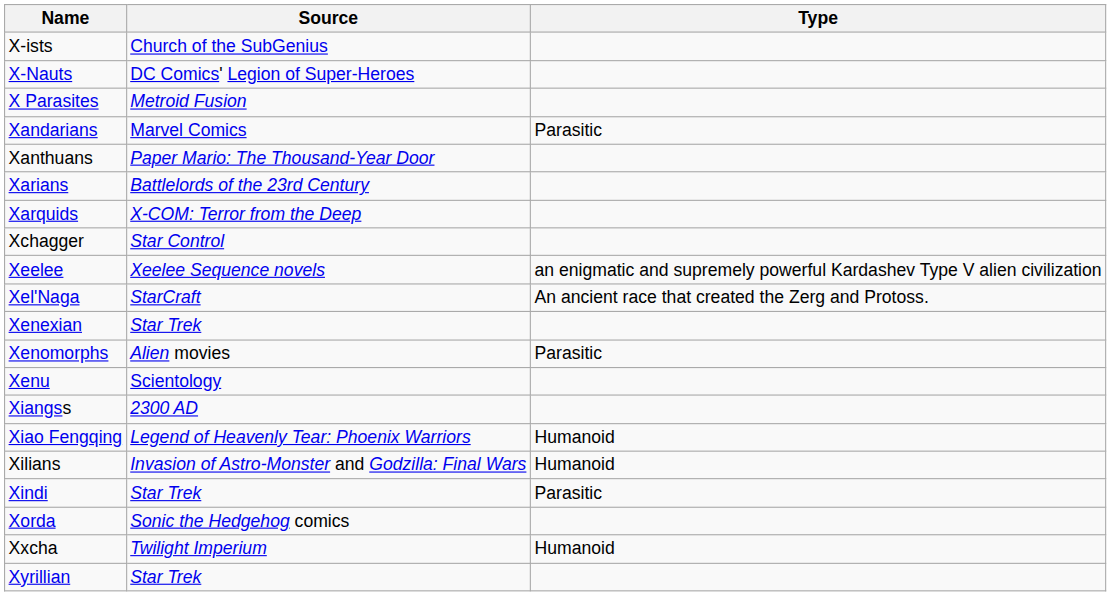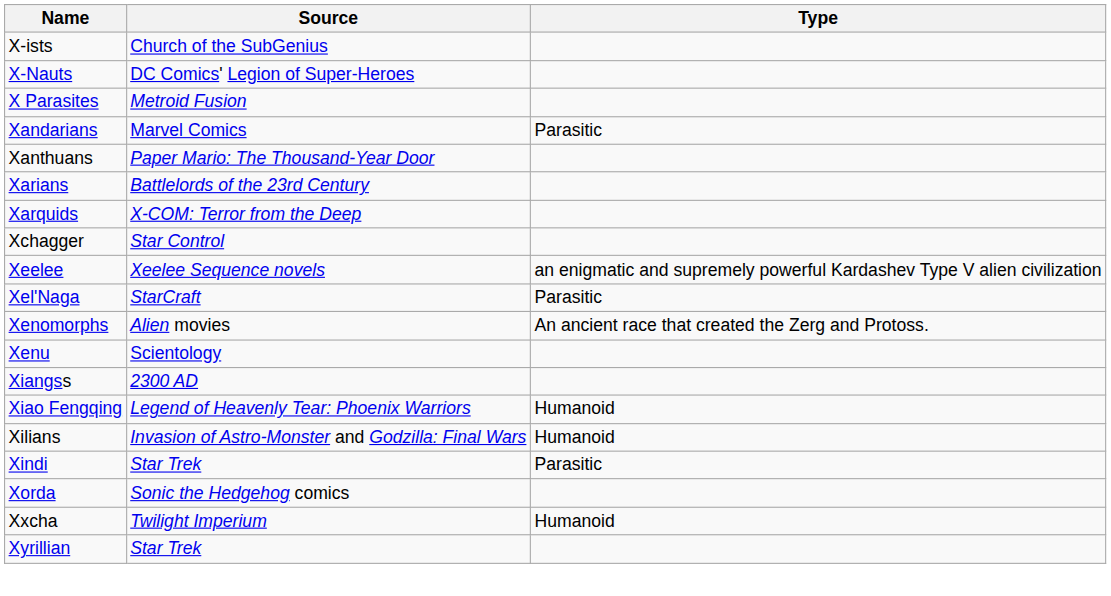(732, 297) An ancient race that created the Zerg and Protoss. -> (568, 297) Parasitic
- row: (45, 325)
(568, 353) Parasitic -> (732, 325) An ancient race that created the Zerg and Protoss.
